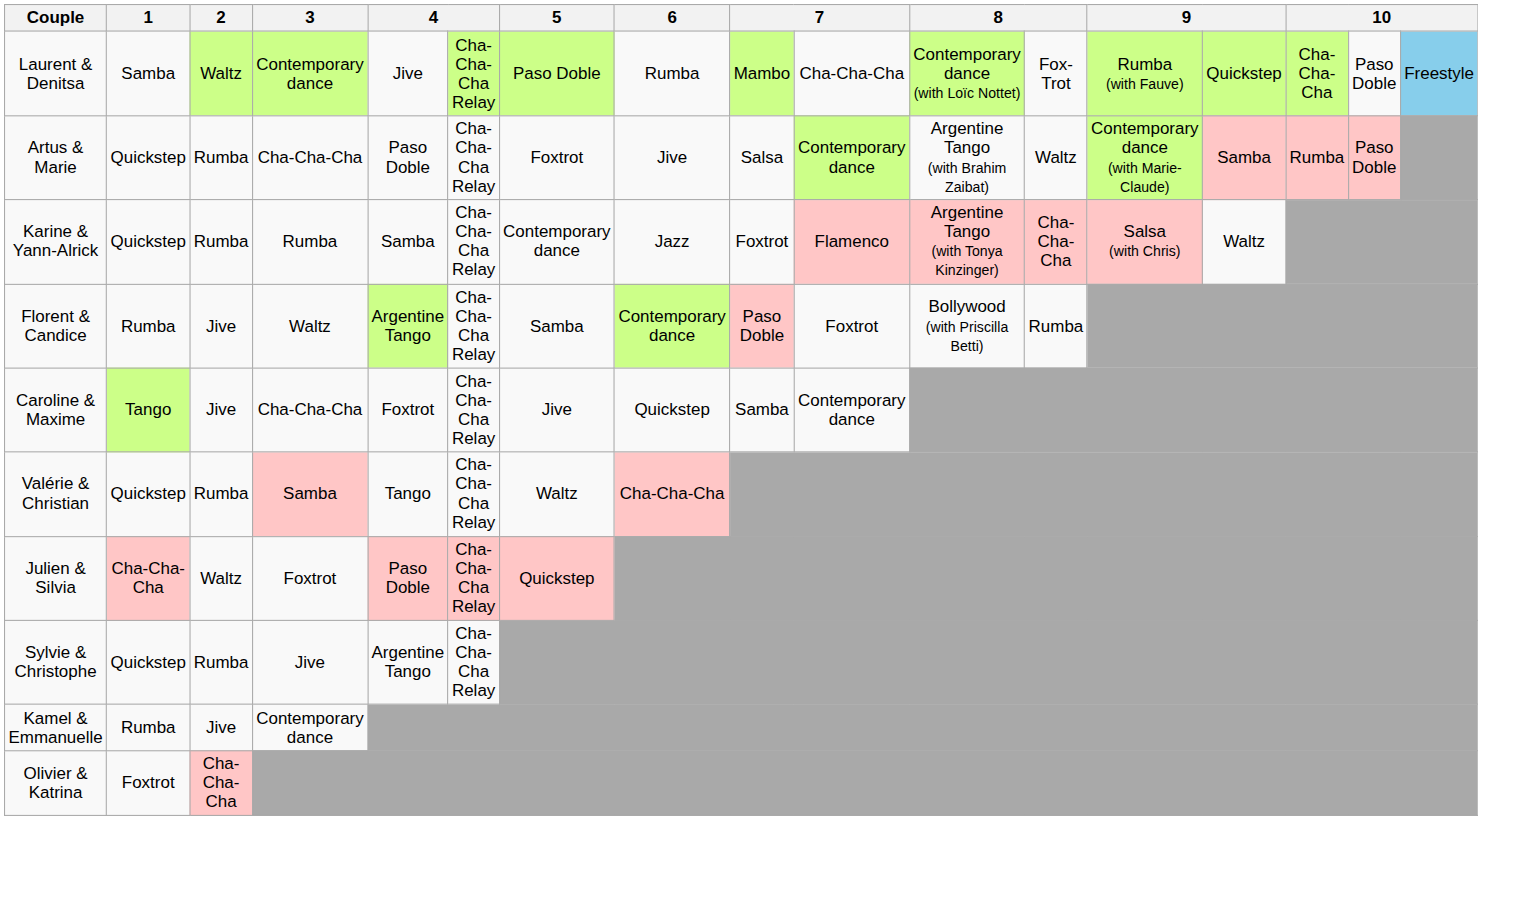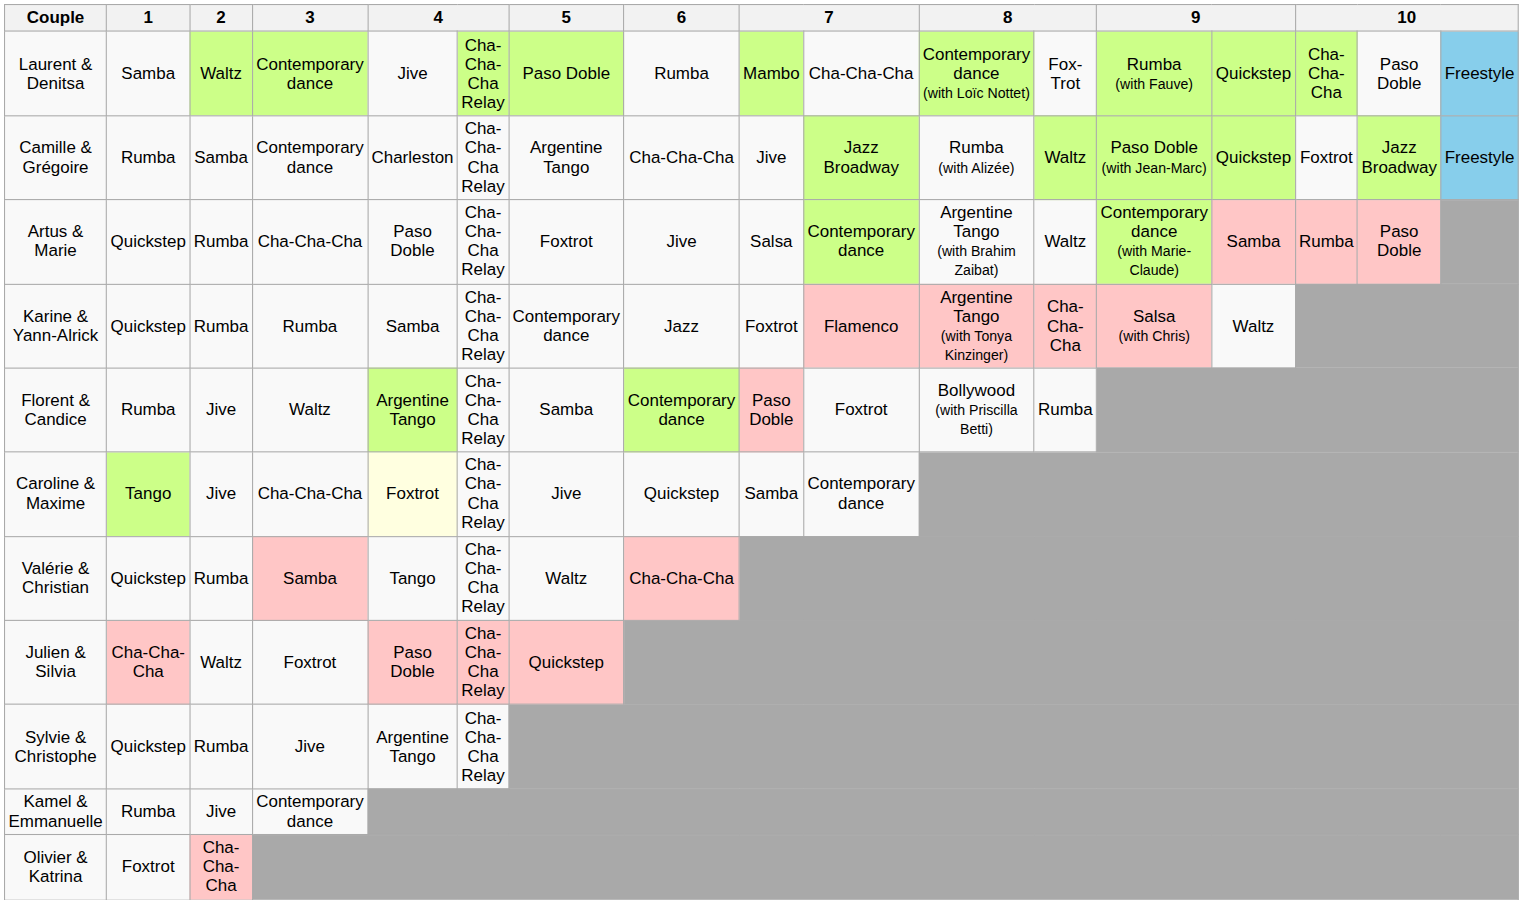+ row: (56, 157)
(408, 410) no background -> (413, 494) lightyellow background
